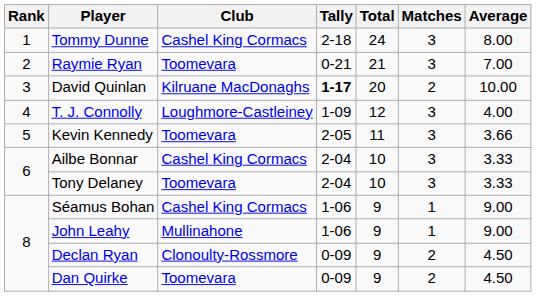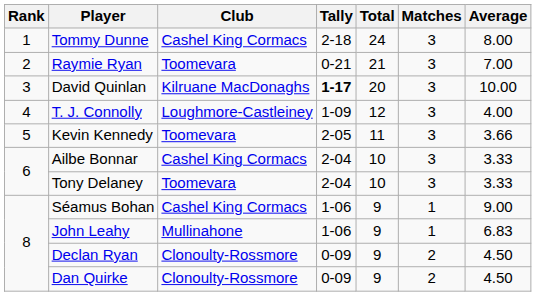(432, 87) 2 -> (432, 87) 3
(498, 231) 9.00 -> (498, 231) 6.83
(199, 278) Toomevara -> (230, 278) Clonoulty-Rossmore
